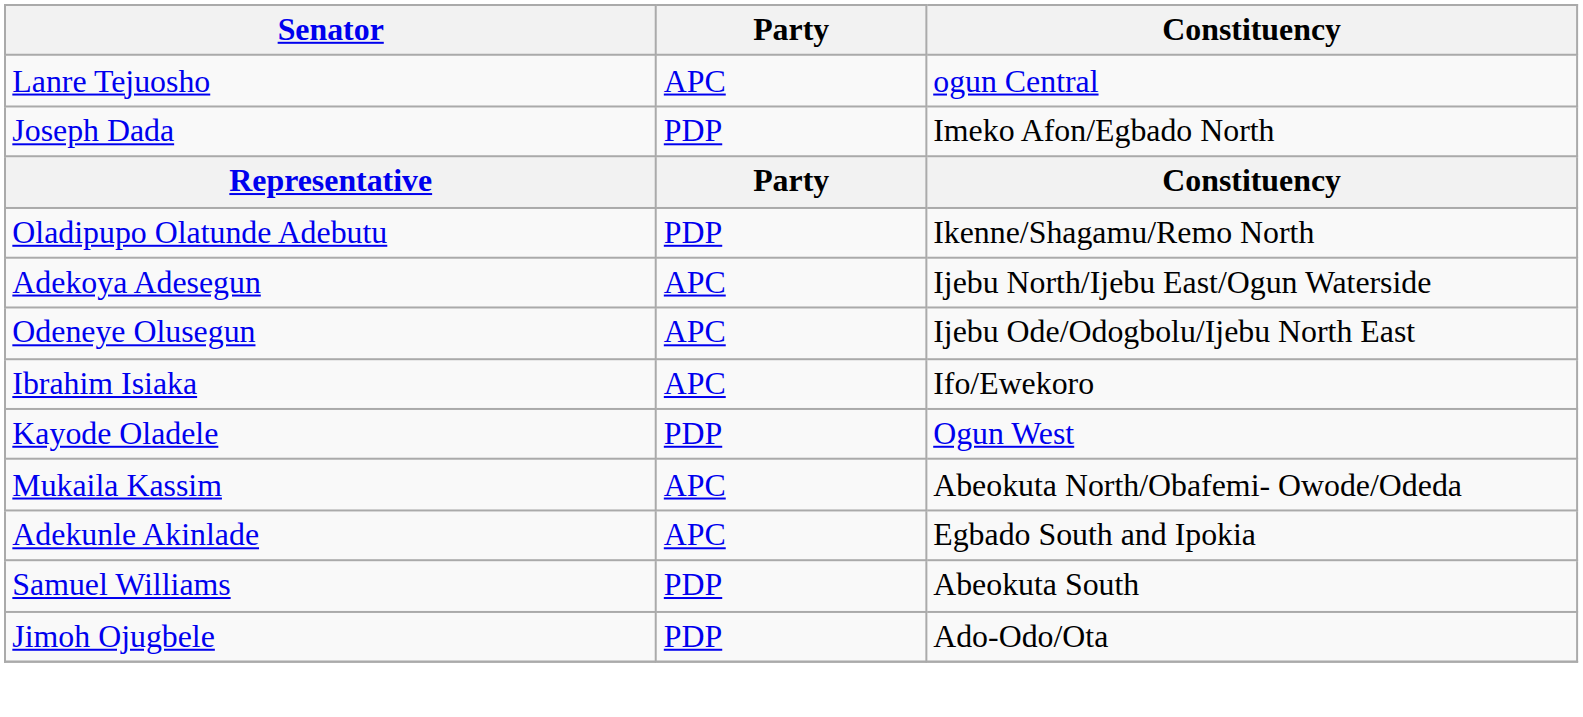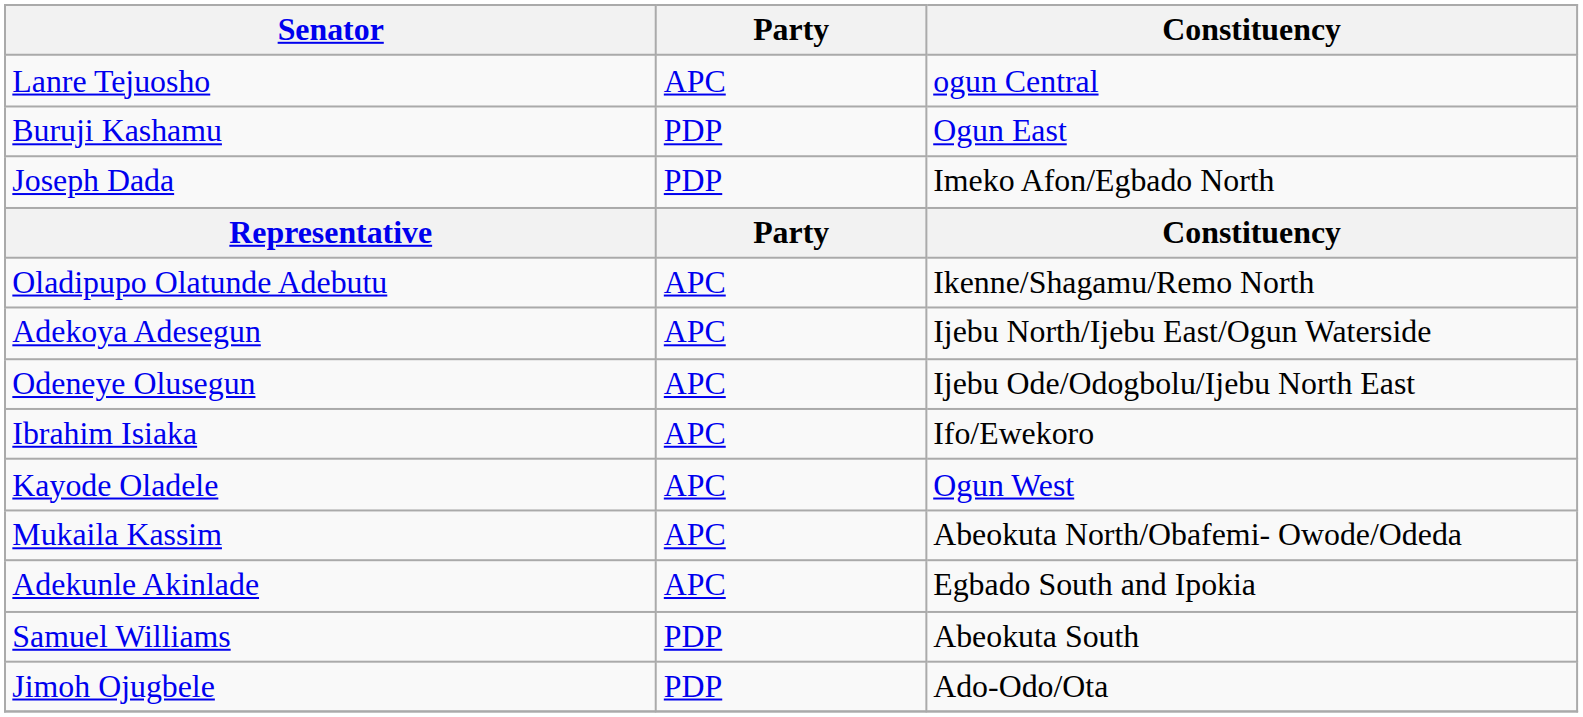+ row: (117, 130)
(693, 231) PDP -> (695, 282) APC
(693, 433) PDP -> (695, 484) APC
